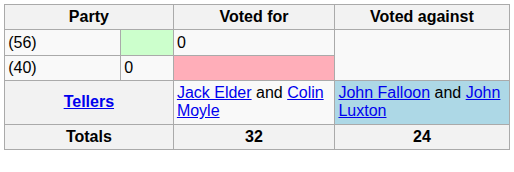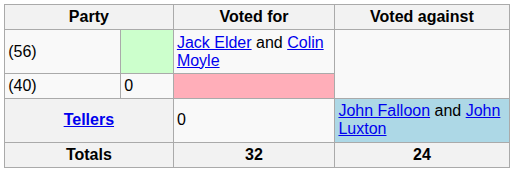(181, 42) 0 -> (250, 51) Jack Elder and Colin Moyle
(250, 102) Jack Elder and Colin Moyle -> (181, 120) 0
